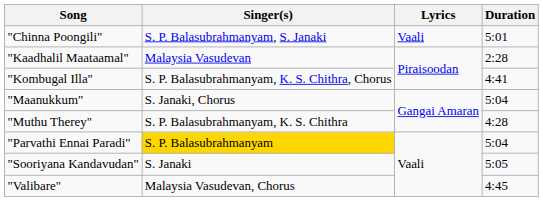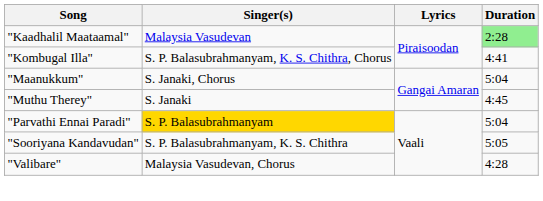- row: (55, 36)
(496, 57) no background -> (496, 36) lightgreen background
(246, 121) S. P. Balasubrahmanyam, K. S. Chithra -> (168, 100) S. Janaki
(496, 121) 4:28 -> (496, 100) 4:45
(168, 164) S. Janaki -> (246, 143) S. P. Balasubrahmanyam, K. S. Chithra
(496, 185) 4:45 -> (496, 164) 4:28
